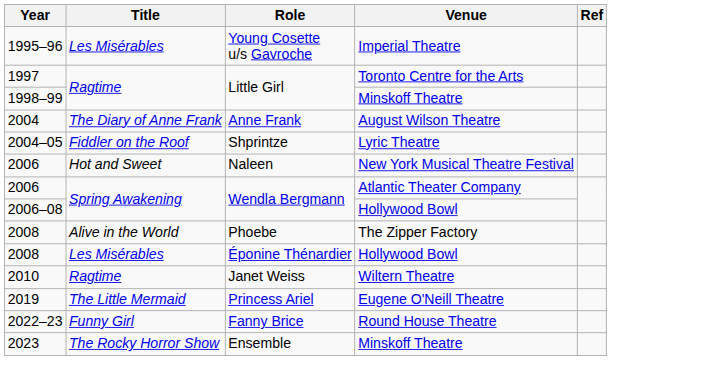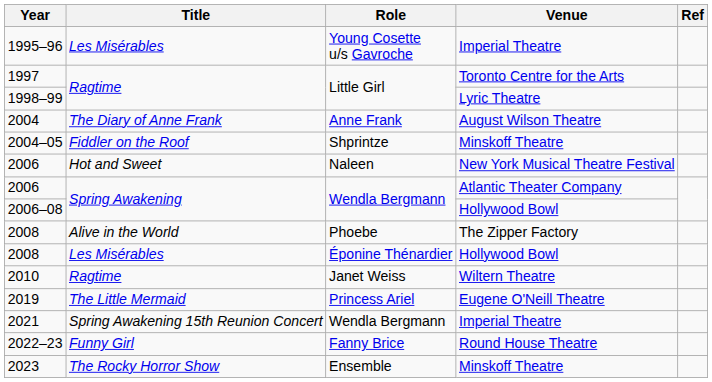(410, 98) Minskoff Theatre -> (500, 98) Lyric Theatre
(399, 143) Lyric Theatre -> (511, 143) Minskoff Theatre
+ row: (23, 321)
